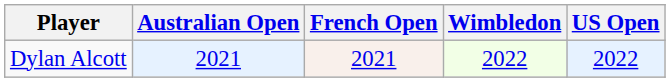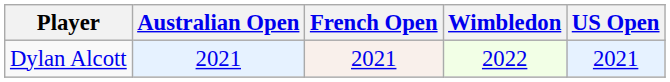(616, 58) 2022 -> (616, 58) 2021
